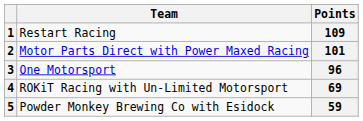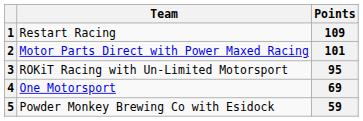(68, 70) One Motorsport -> (154, 70) ROKiT Racing with Un-Limited Motorsport
(335, 70) 96 -> (335, 70) 95
(154, 88) ROKiT Racing with Un-Limited Motorsport -> (68, 88) One Motorsport
